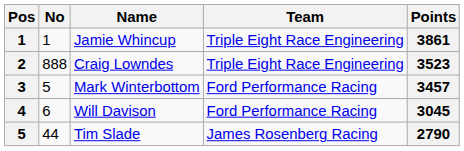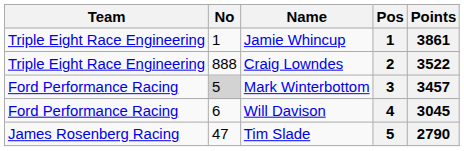columns swapped: (22, 16) <-> (305, 16)
(433, 64) 3523 -> (433, 64) 3522
(46, 87) no background -> (216, 87) lightgrey background
(50, 134) 44 -> (220, 134) 47
